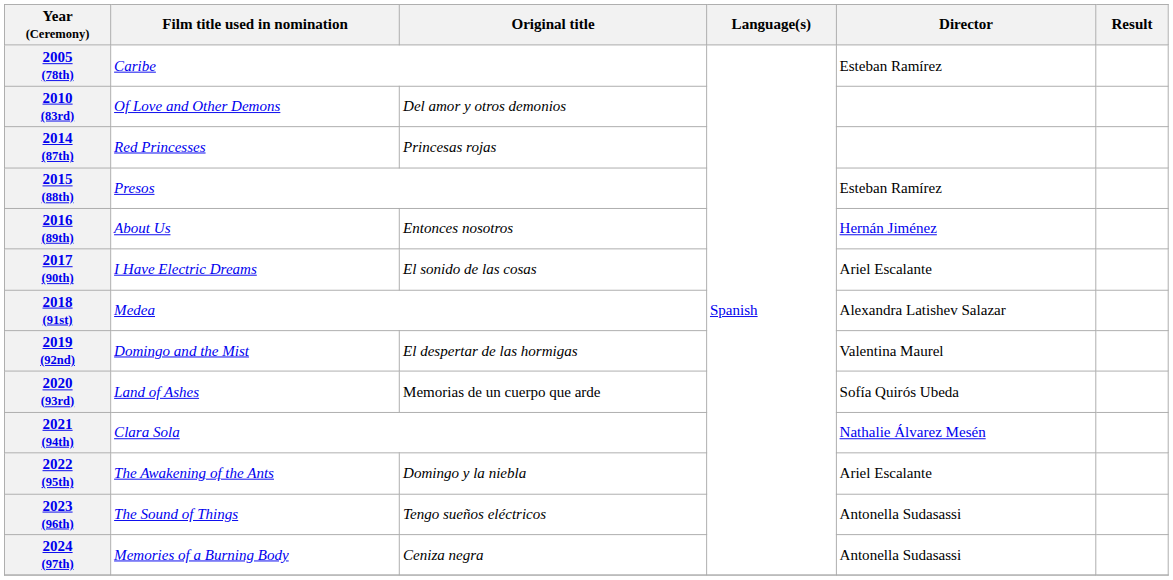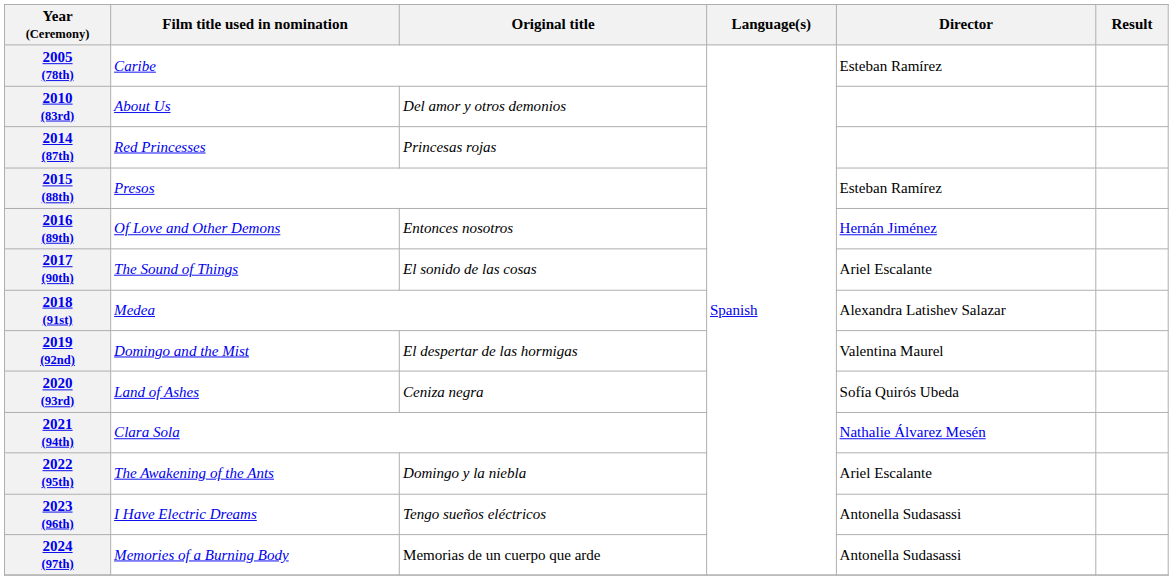(197, 106) Of Love and Other Demons -> (142, 106) About Us
(142, 228) About Us -> (197, 228) Of Love and Other Demons
(185, 269) I Have Electric Dreams -> (176, 269) The Sound of Things
(502, 391) Memorias de un cuerpo que arde -> (443, 391) Ceniza negra
(176, 514) The Sound of Things -> (185, 514) I Have Electric Dreams
(443, 554) Ceniza negra -> (502, 554) Memorias de un cuerpo que arde
